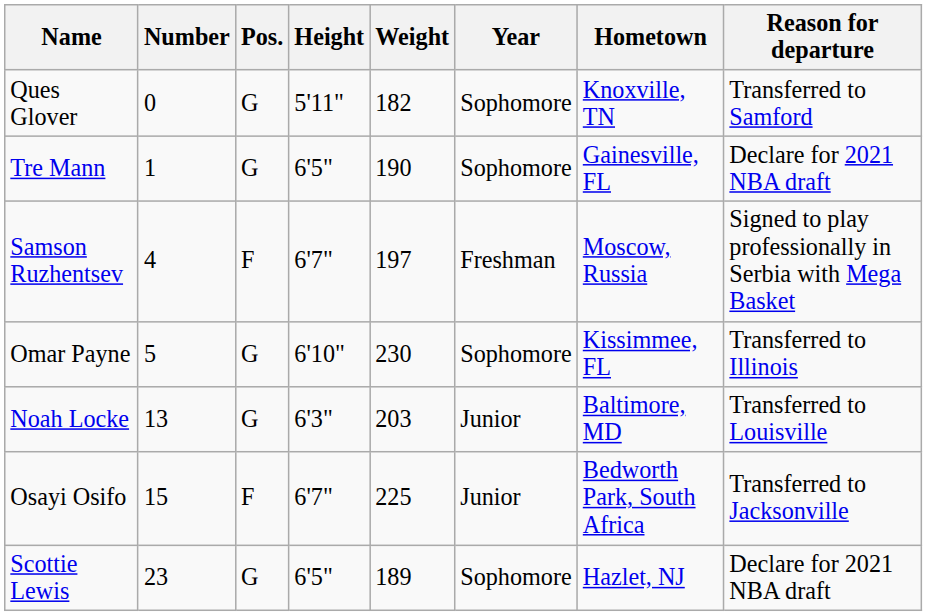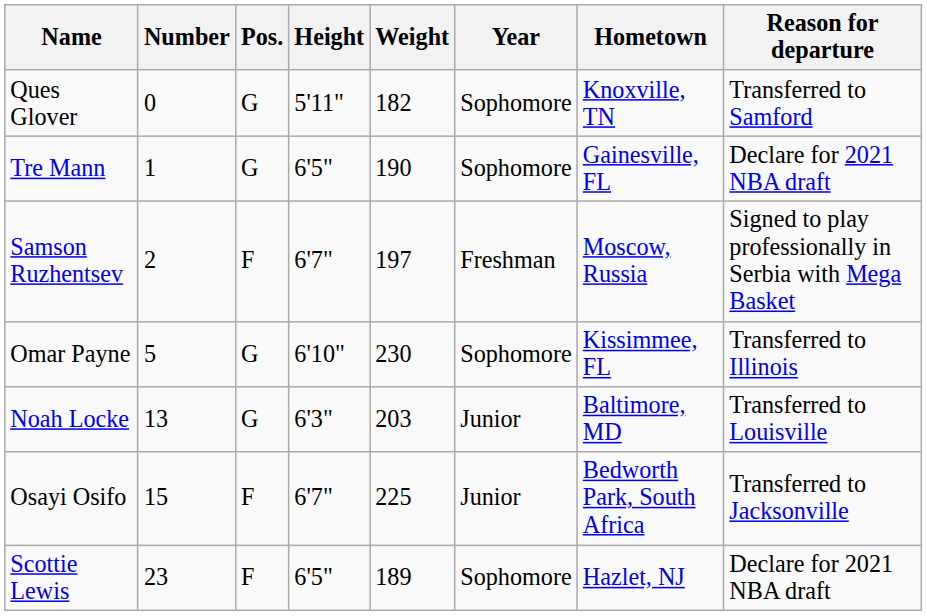(150, 260) 4 -> (150, 260) 2
(250, 577) G -> (248, 577) F
